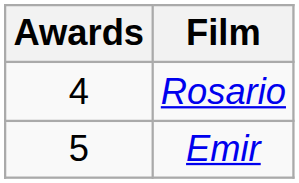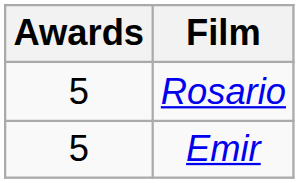(79, 90) 4 -> (79, 90) 5
